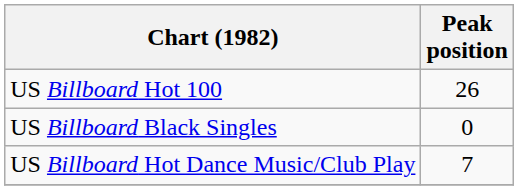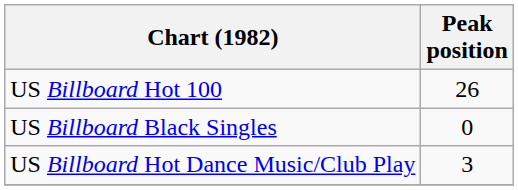(467, 164) 7 -> (467, 164) 3
